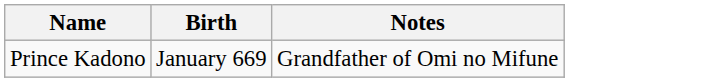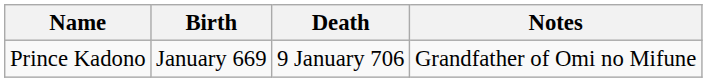+ column: (341, 22)
